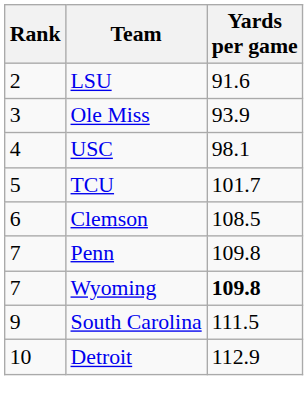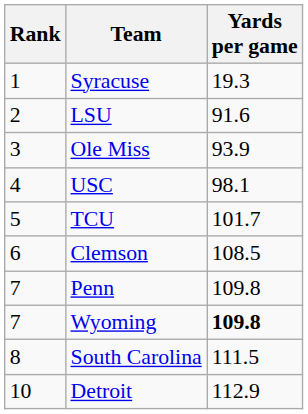+ row: (110, 80)
(15, 322) 9 -> (15, 356) 8
